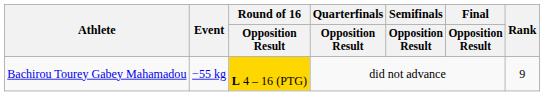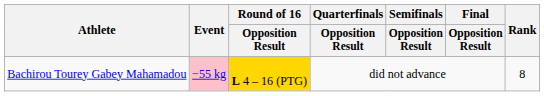(209, 74) no background -> (209, 74) pink background
(522, 74) 9 -> (522, 74) 8
